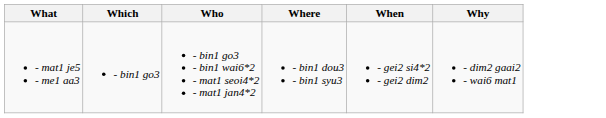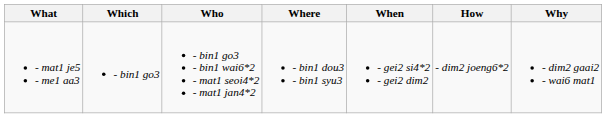+ column: (472, 13)
